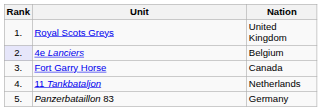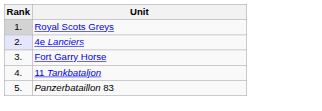- column: (282, 12)
(18, 32) no background -> (18, 27) lightgrey background
